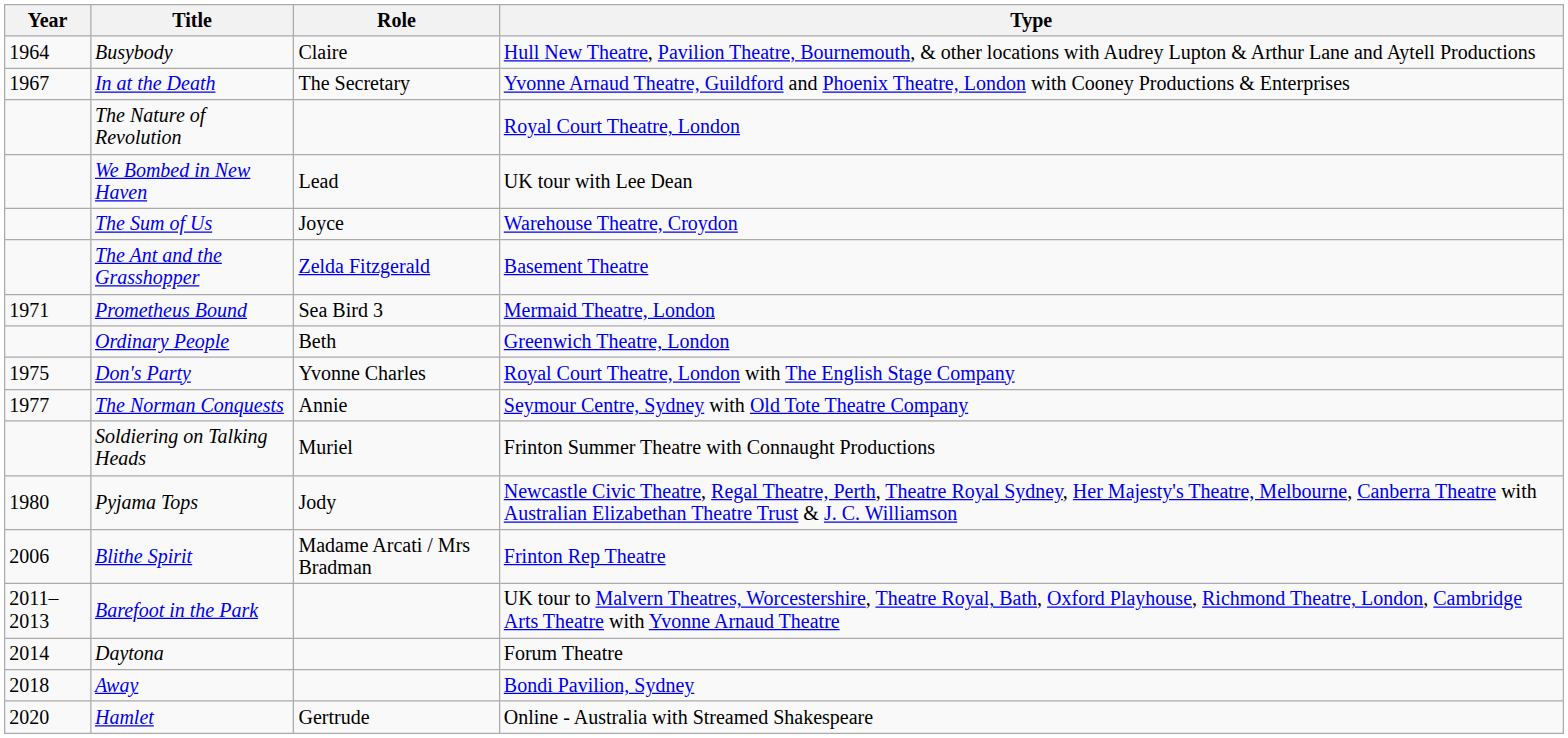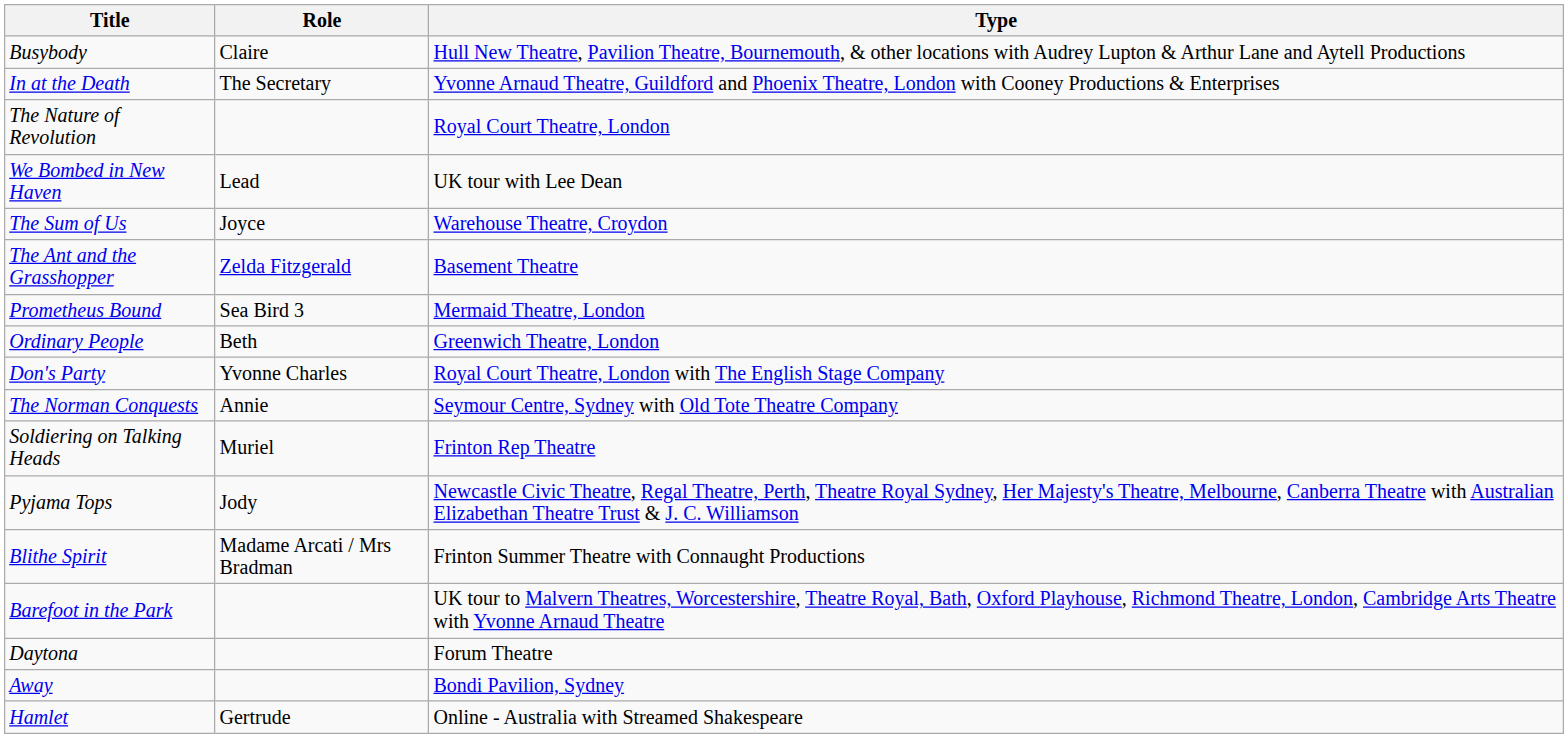- column: (47, 20)
(719, 448) Frinton Summer Theatre with Connaught Productions -> (514, 448) Frinton Rep Theatre
(585, 556) Frinton Rep Theatre -> (649, 556) Frinton Summer Theatre with Connaught Productions
